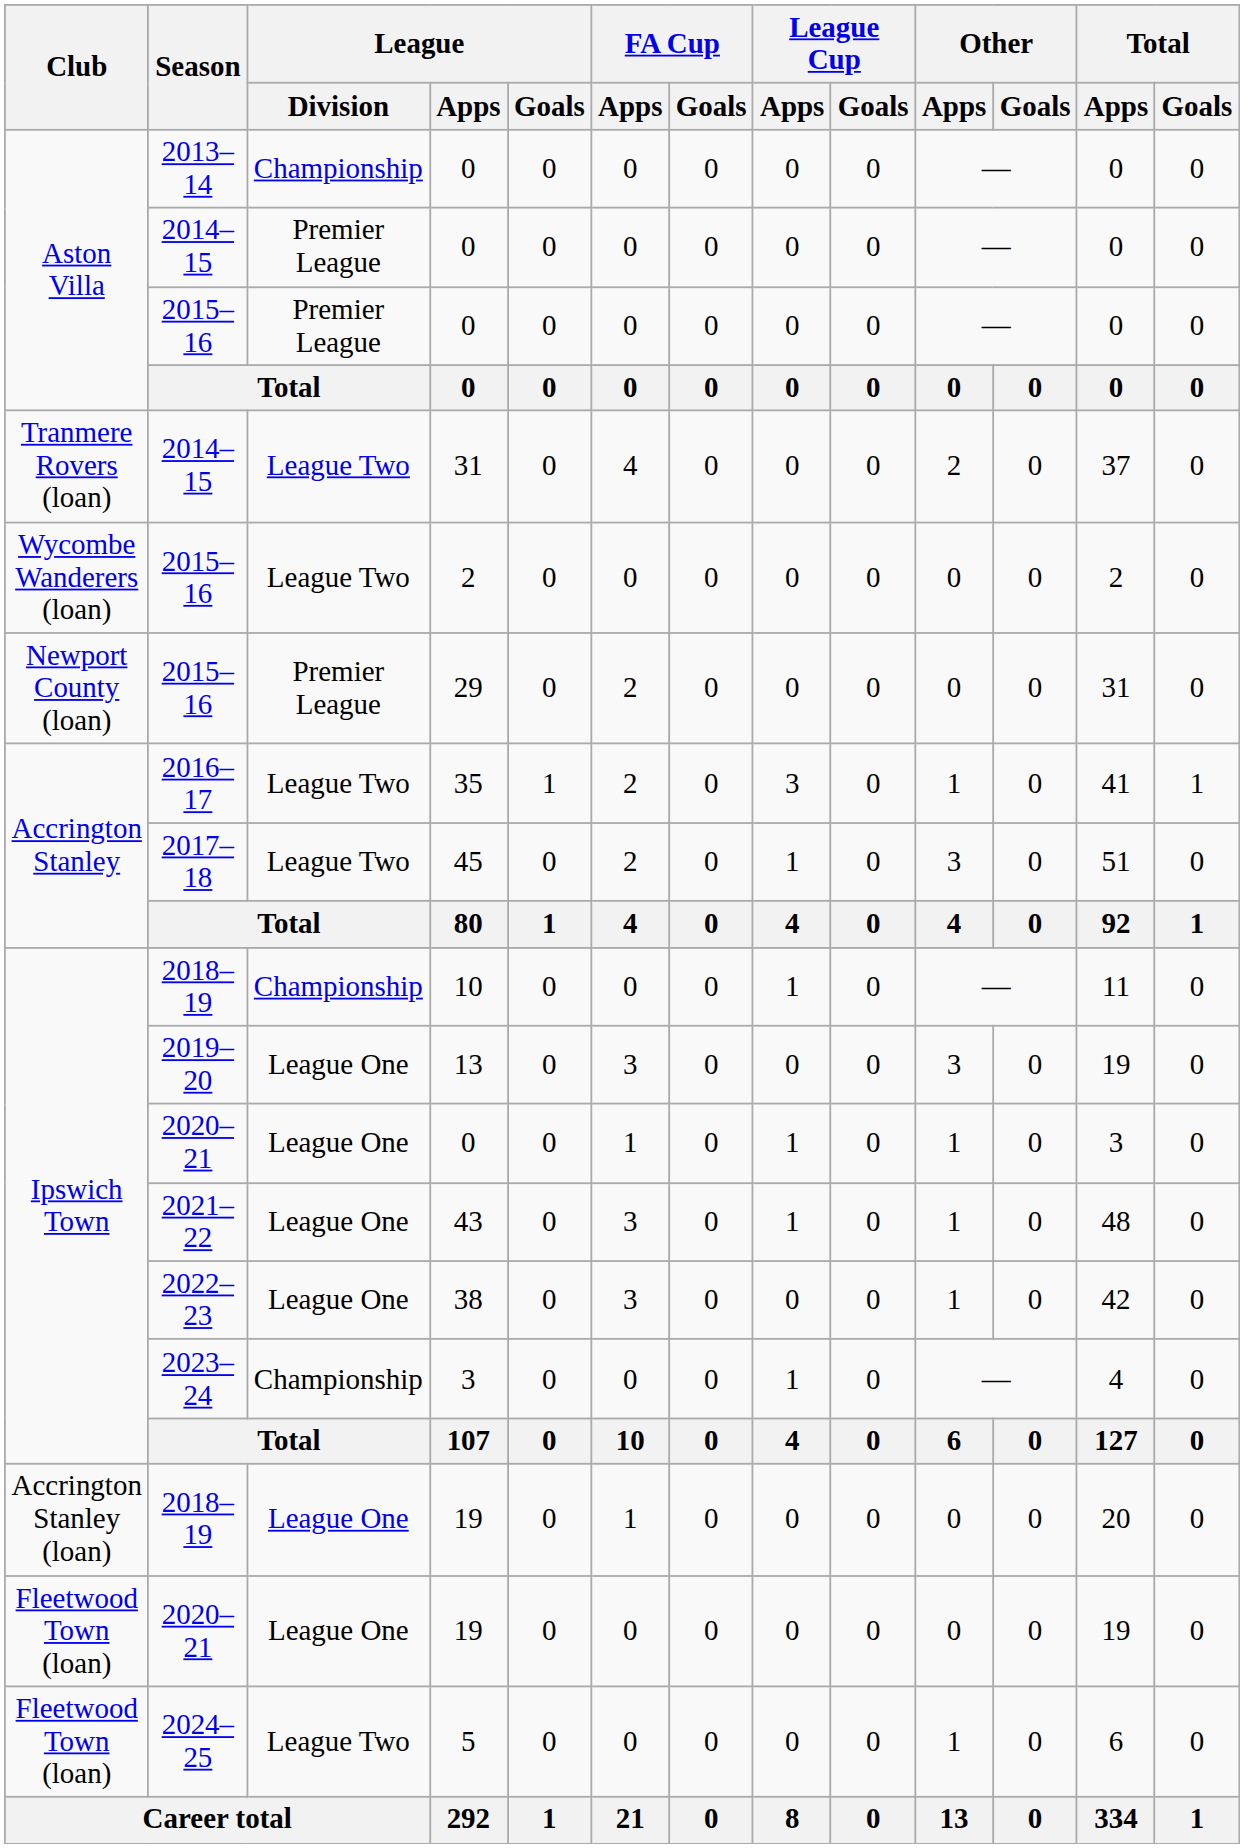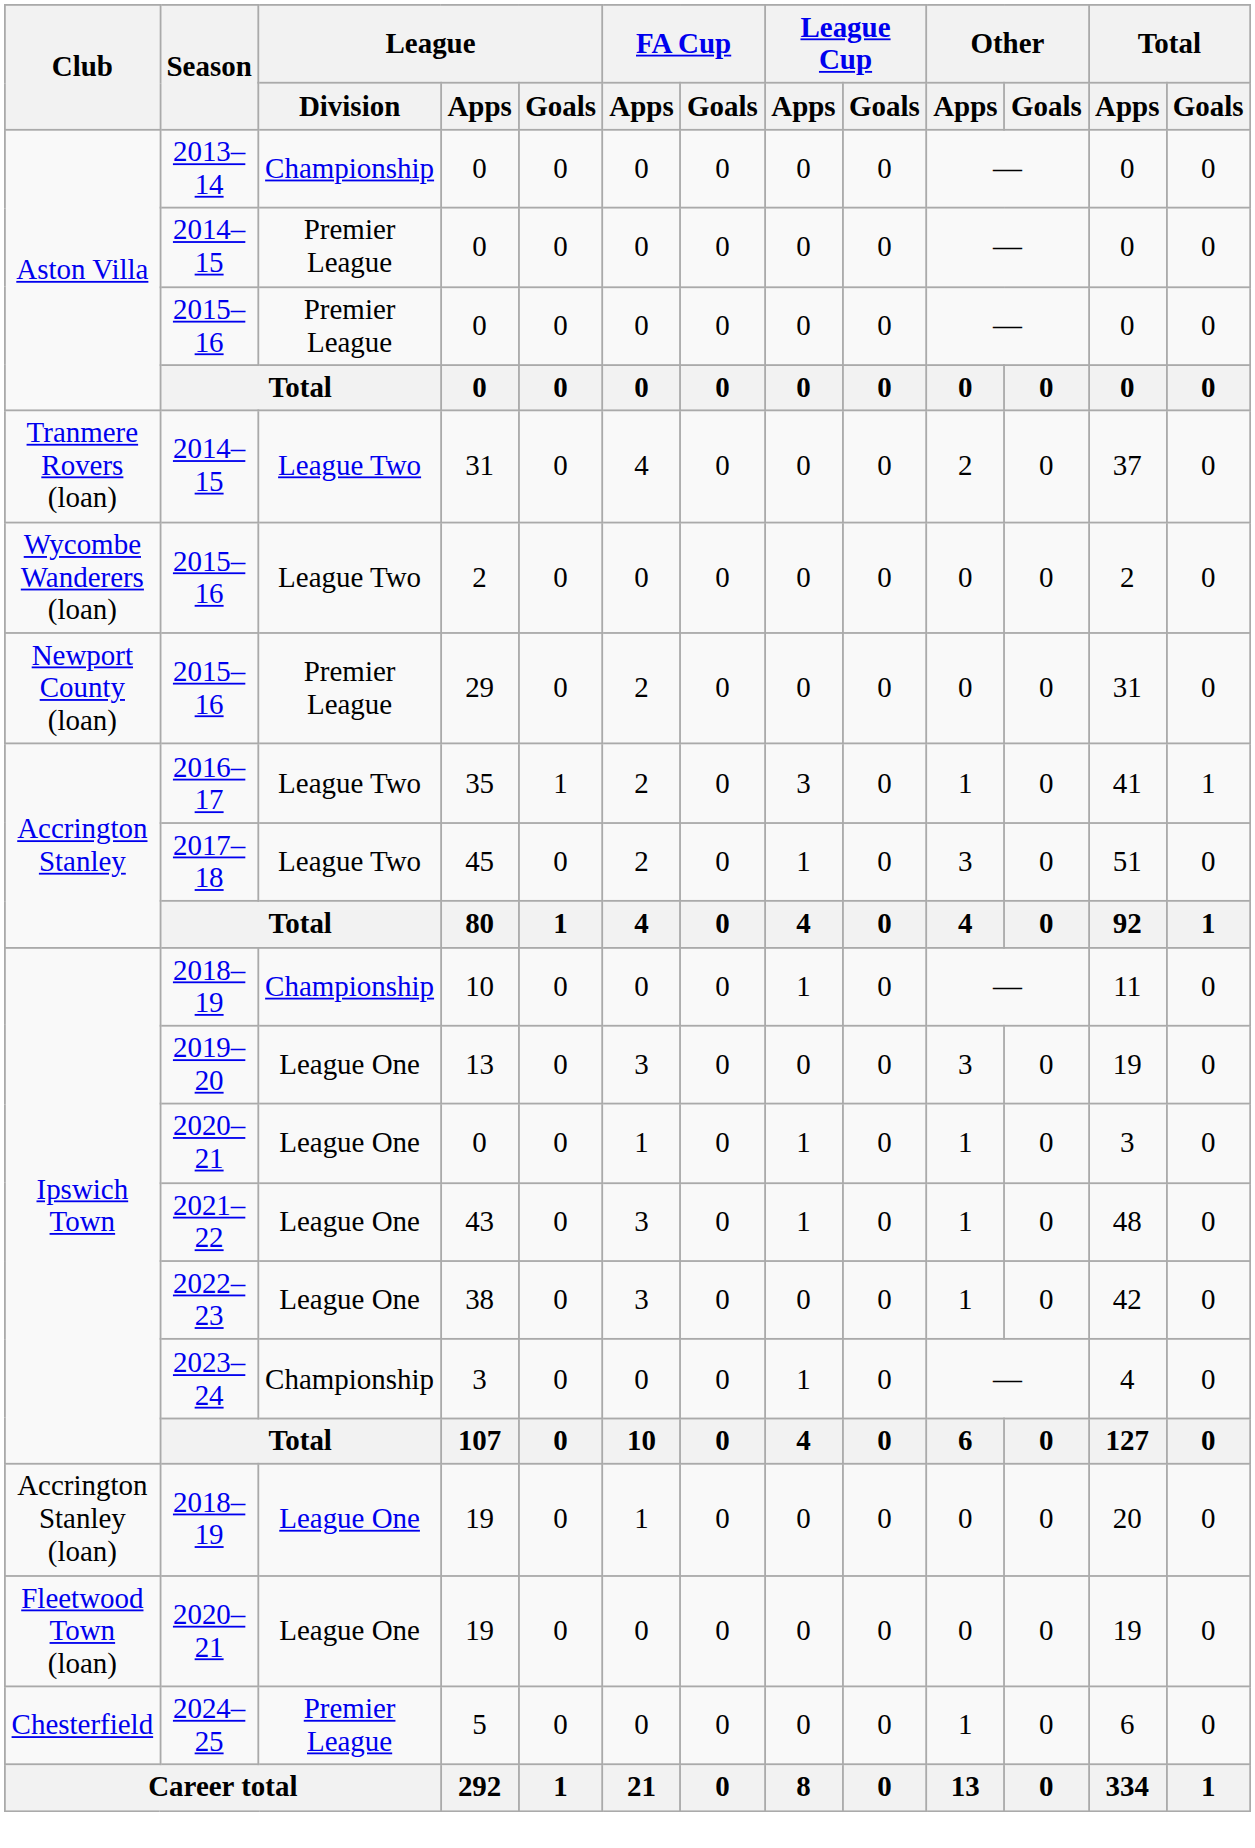(77, 1741) Fleetwood Town (loan) -> (82, 1725) Chesterfield
(338, 1741) League Two -> (350, 1725) Premier League
